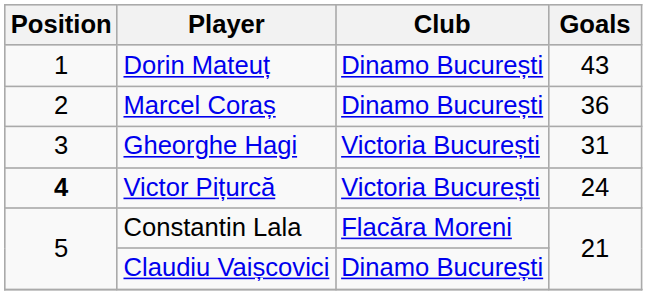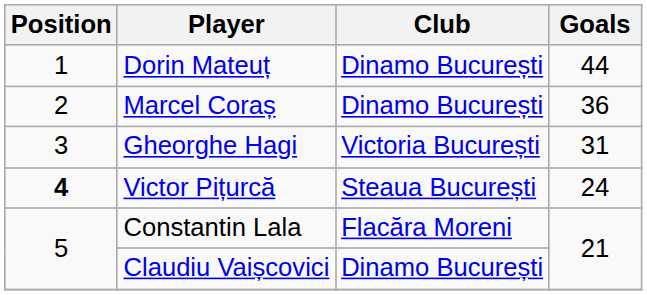(595, 65) 43 -> (595, 65) 44
(440, 187) Victoria București -> (439, 187) Steaua București
